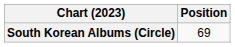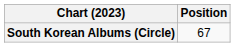(204, 32) 69 -> (204, 32) 67
